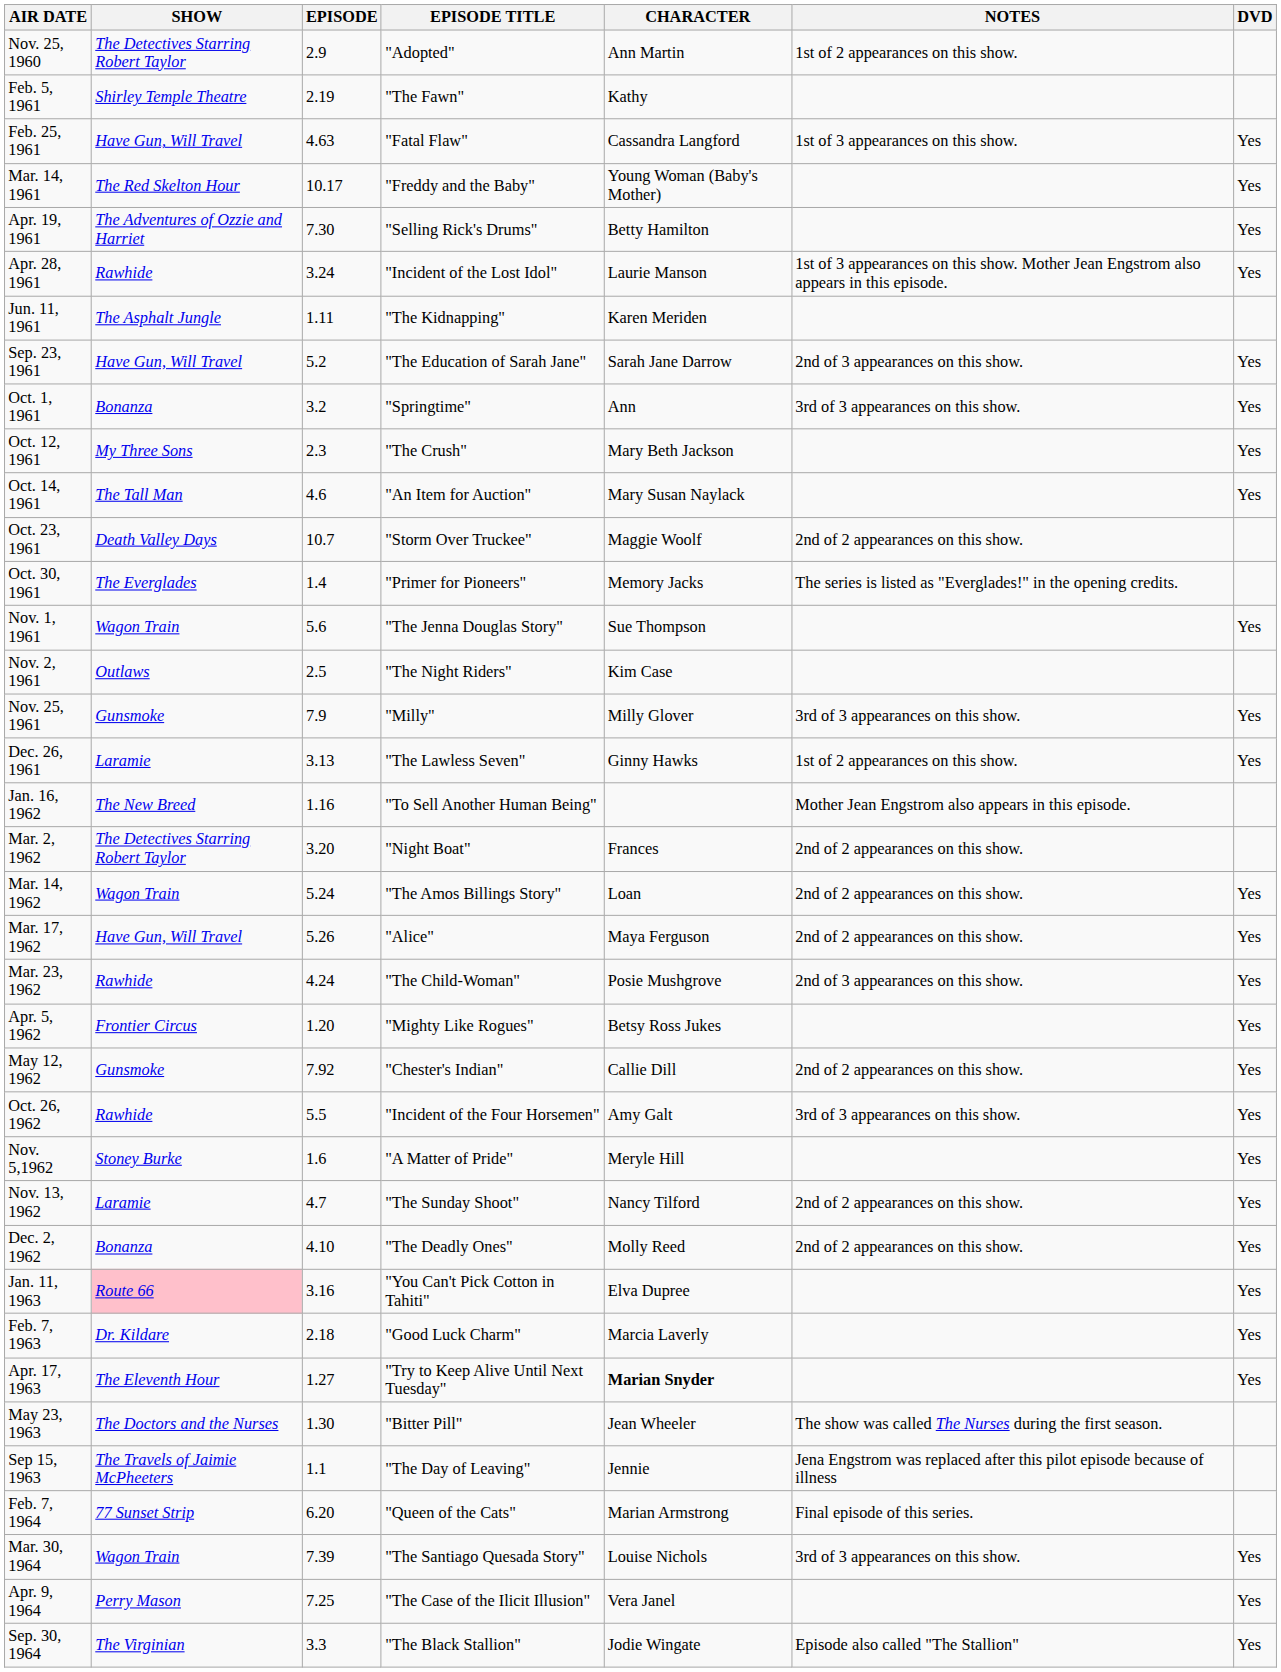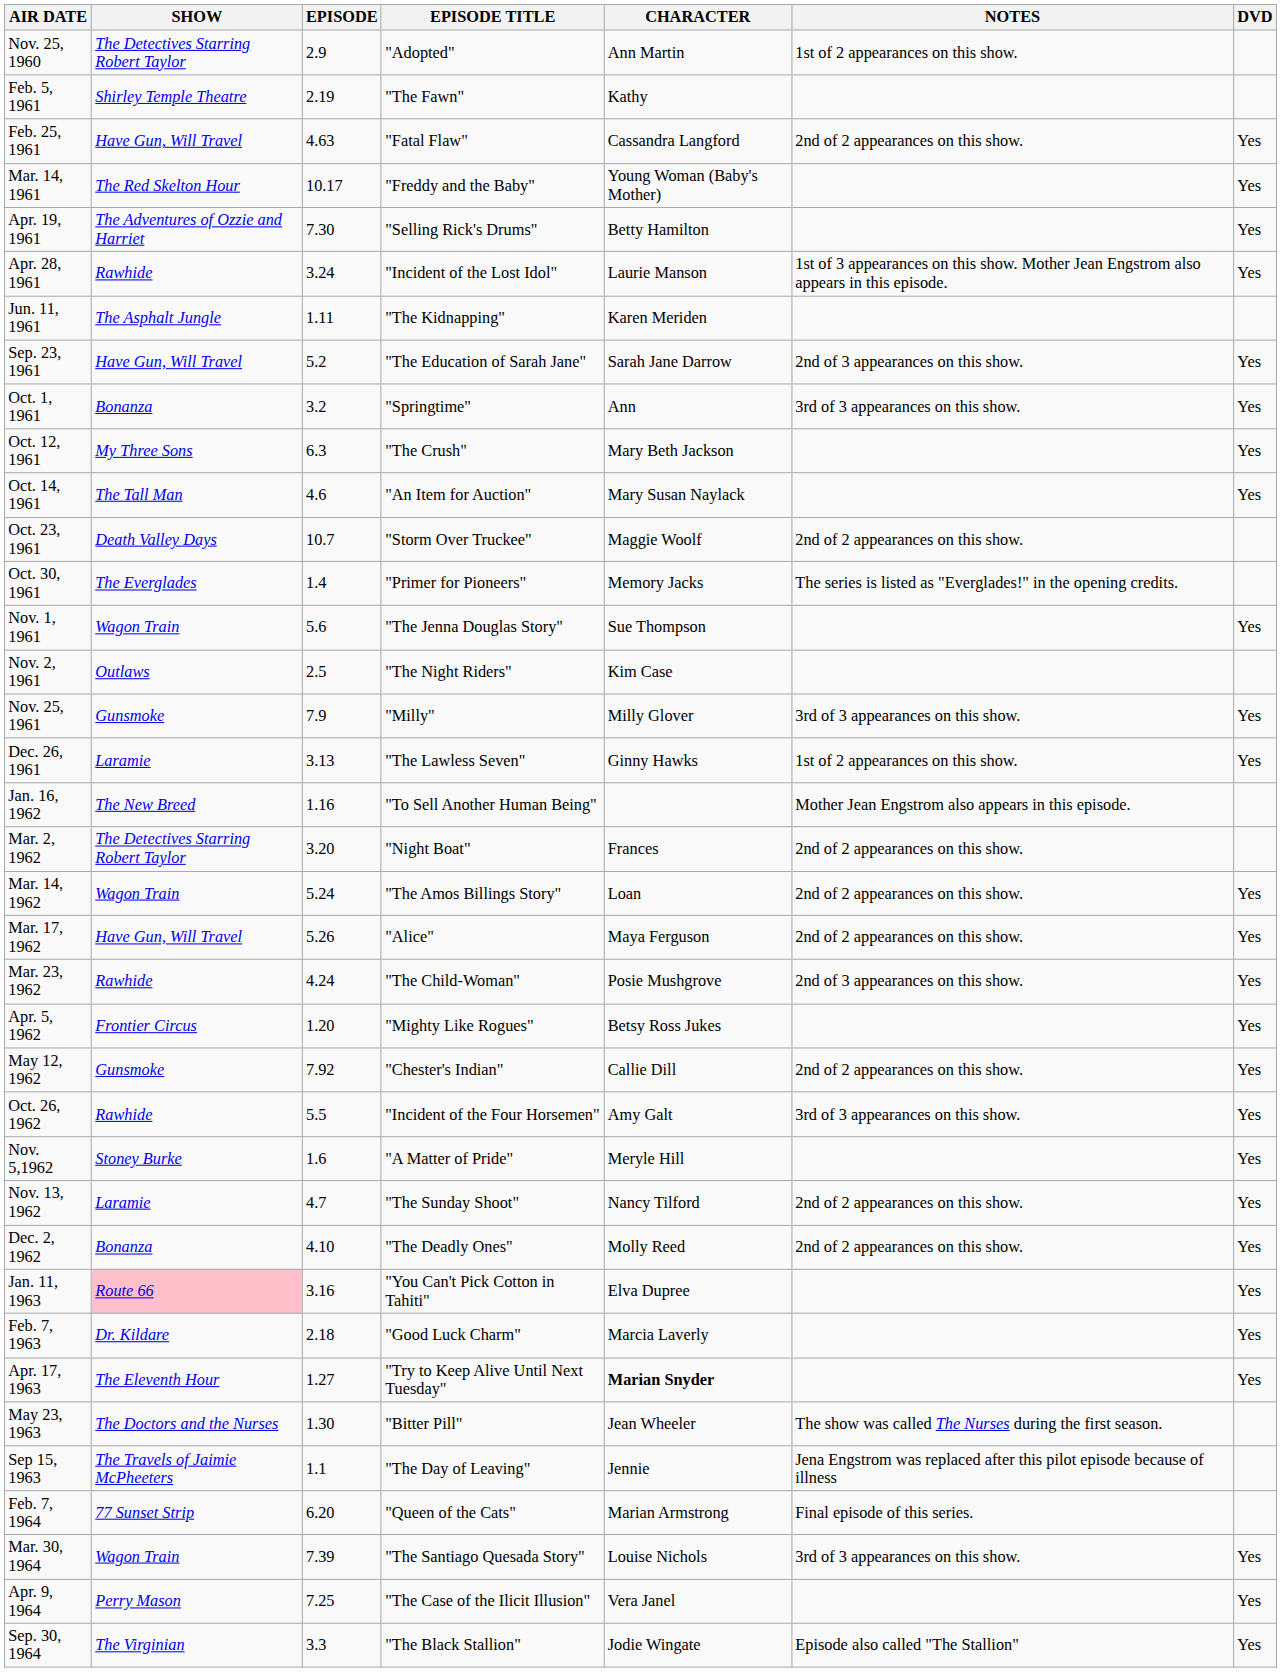(906, 140) 1st of 3 appearances on this show. -> (909, 140) 2nd of 2 appearances on this show.
(316, 450) 2.3 -> (316, 450) 6.3
